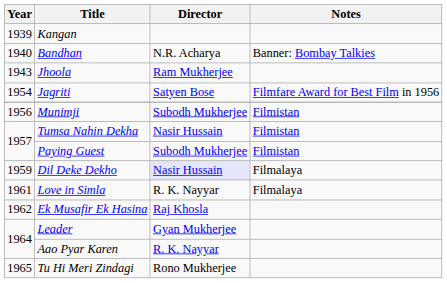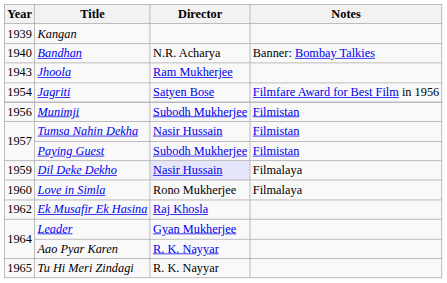(20, 190) 1961 -> (20, 190) 1960
(186, 190) R. K. Nayyar -> (195, 190) Rono Mukherjee
(195, 268) Rono Mukherjee -> (186, 268) R. K. Nayyar
